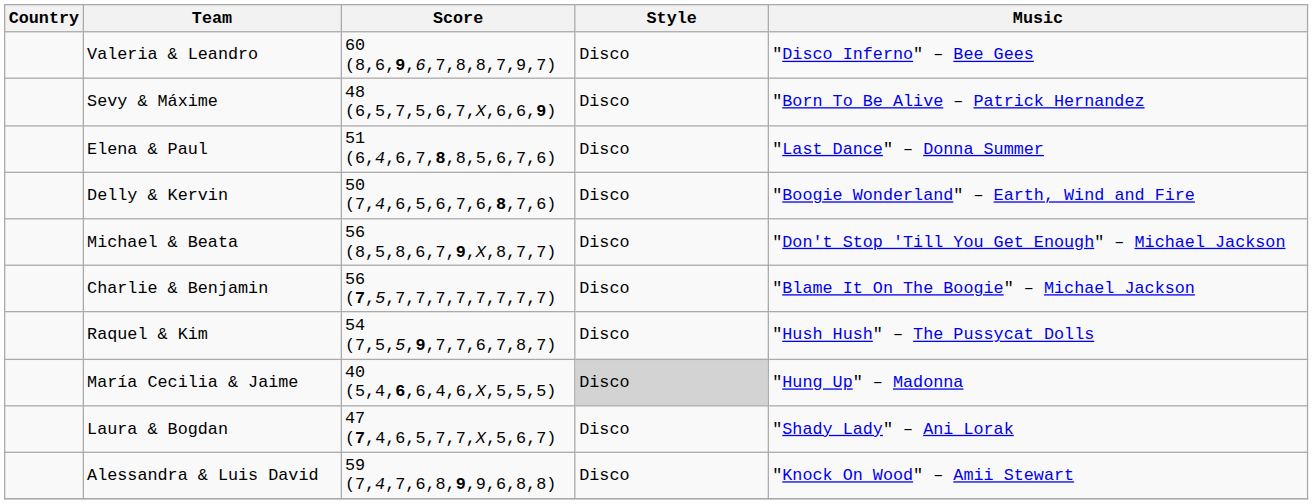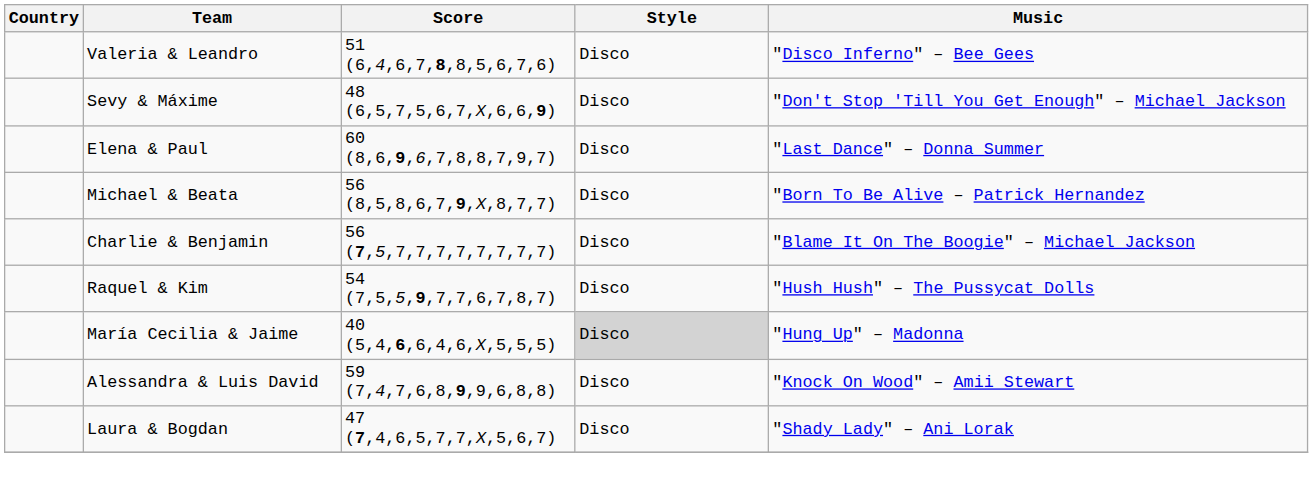(451, 55) 60 (8,6,9,6,7,8,8,7,9,7) -> (451, 55) 51 (6,4,6,7,8,8,5,6,7,6)
(958, 102) "Born To Be Alive – Patrick Hernandez -> (1029, 102) "Don't Stop 'Till You Get Enough" – Michael Jackson
(451, 149) 51 (6,4,6,7,8,8,5,6,7,6) -> (451, 149) 60 (8,6,9,6,7,8,8,7,9,7)
- row: (158, 195)
(1029, 242) "Don't Stop 'Till You Get Enough" – Michael Jackson -> (959, 195) "Born To Be Alive – Patrick Hernandez
rows swapped: (203, 475) <-> (158, 429)
